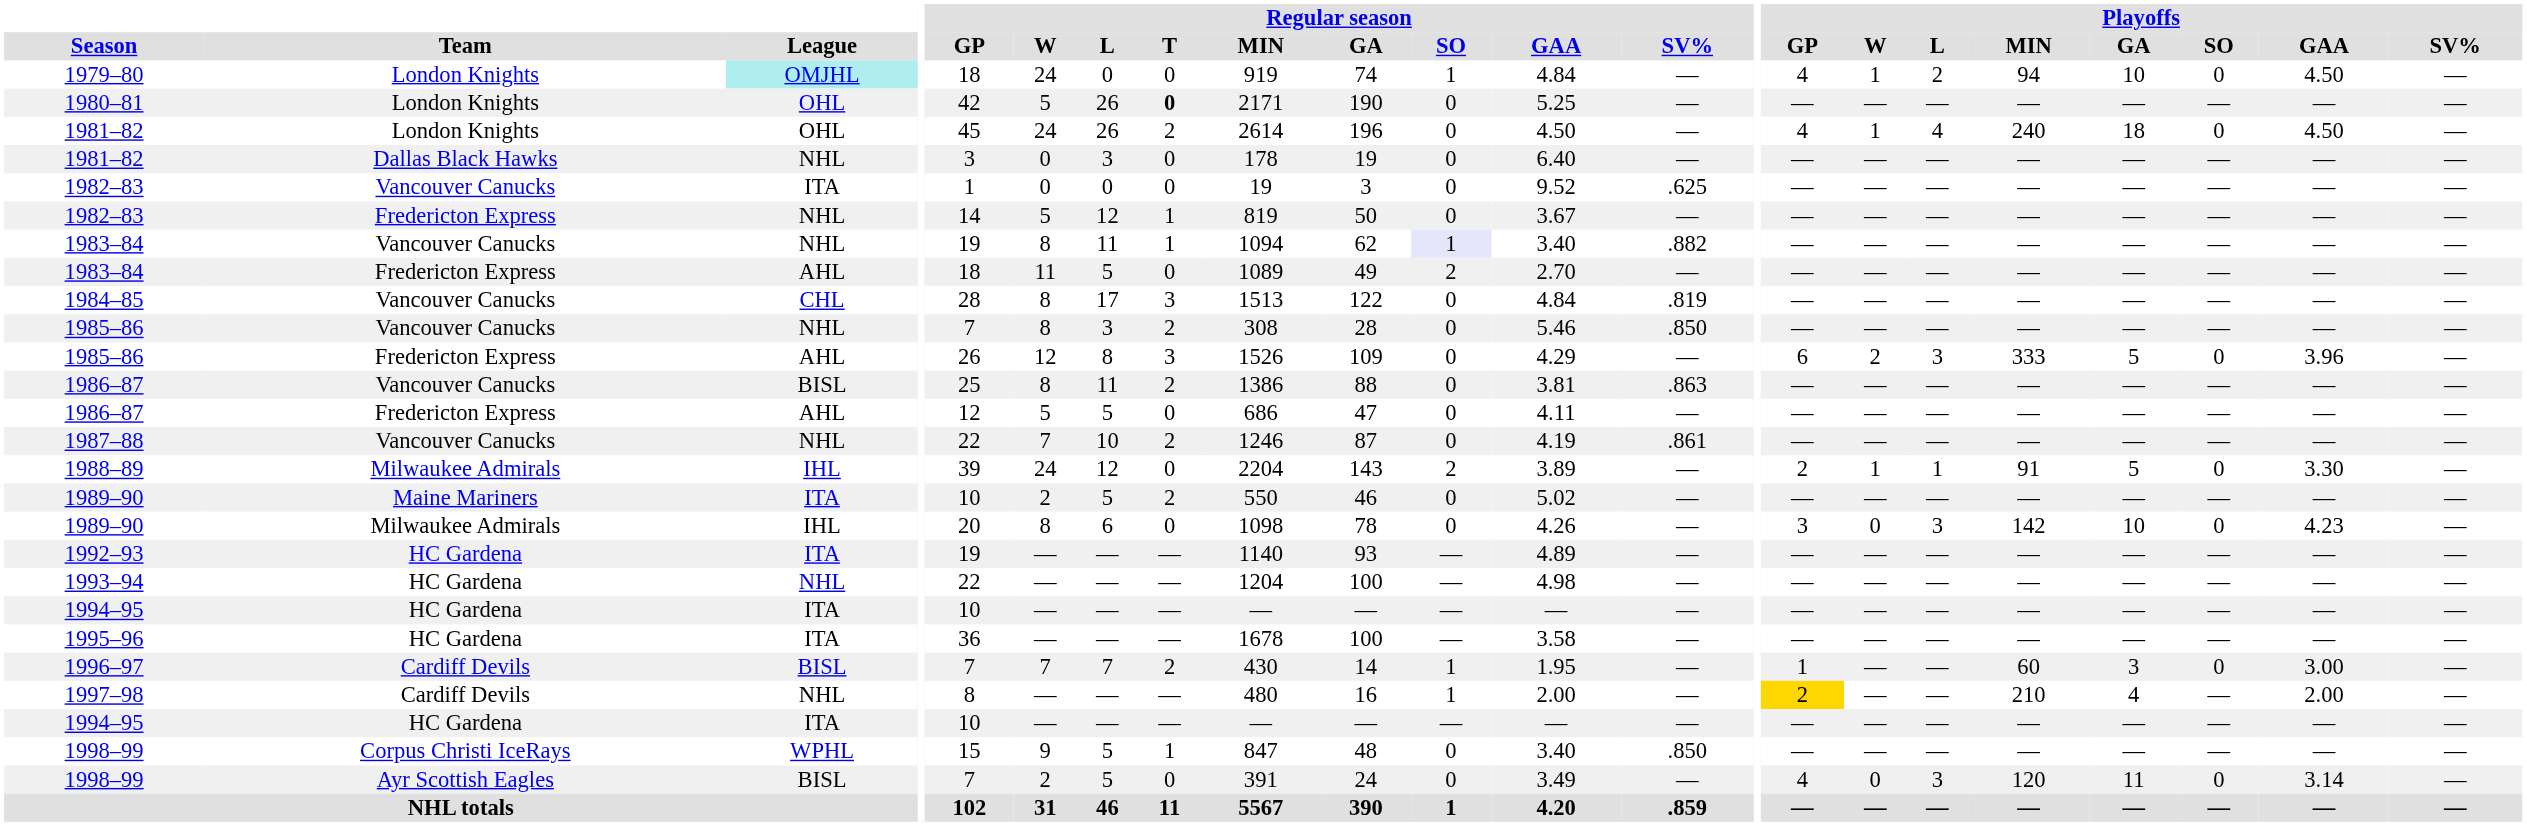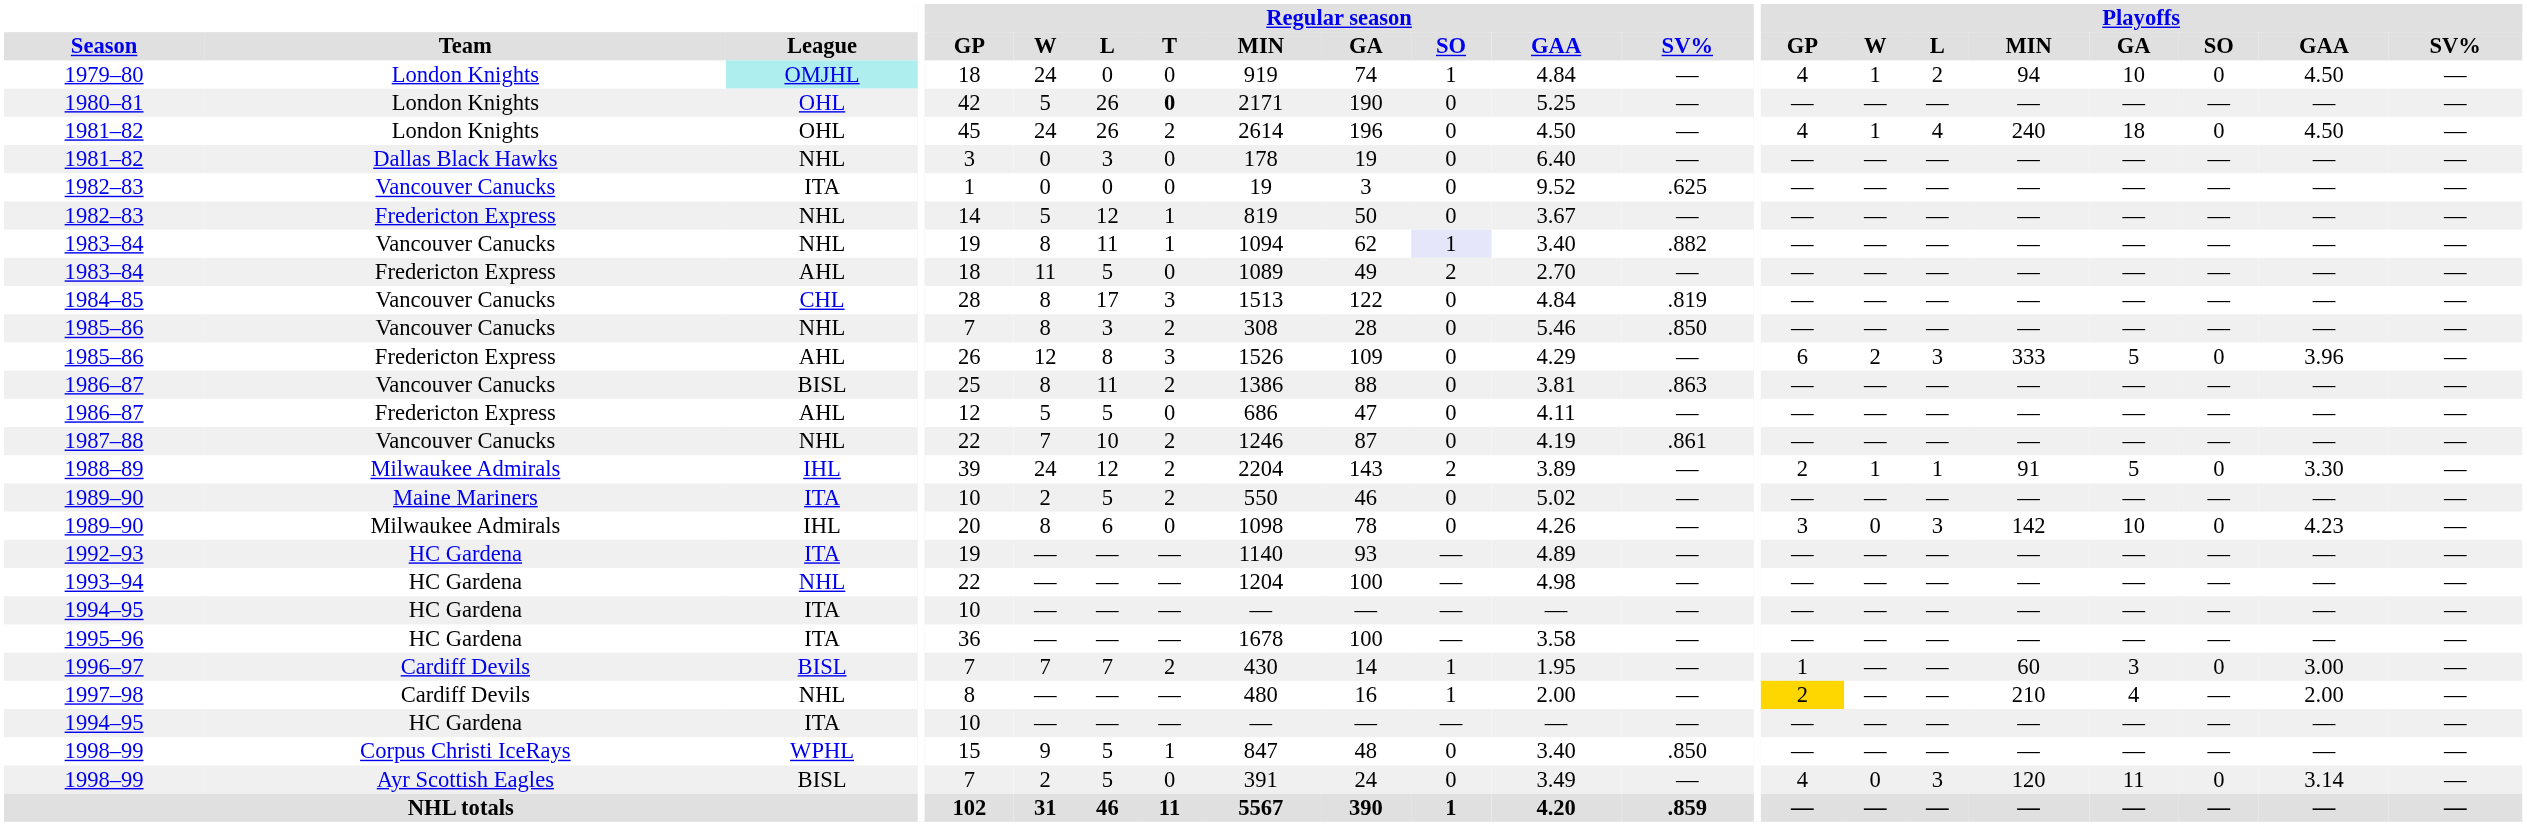(1170, 469) 0 -> (1170, 469) 2
